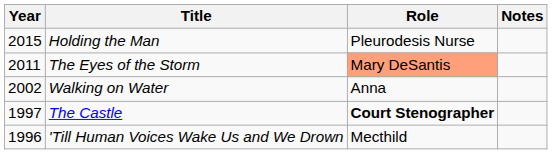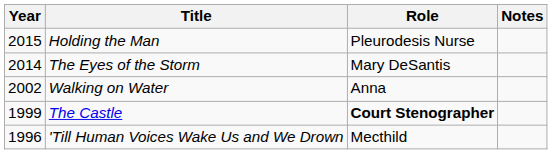(24, 64) 2011 -> (25, 64) 2014
(400, 64) lightsalmon background -> (400, 64) no background
(25, 112) 1997 -> (25, 112) 1999
